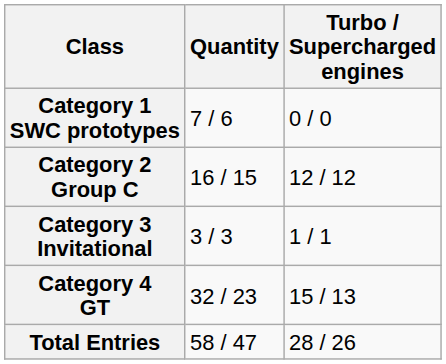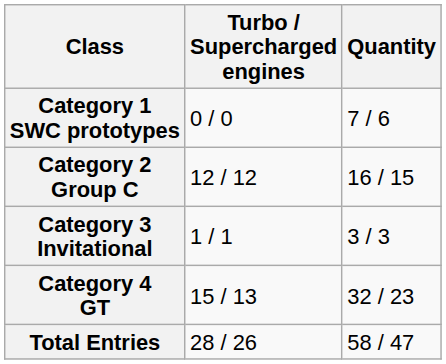columns swapped: (234, 47) <-> (363, 47)
